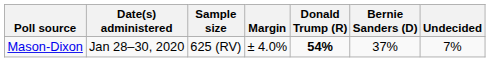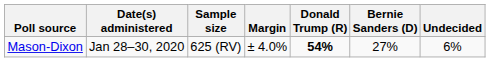(385, 47) 37% -> (385, 47) 27%
(452, 47) 7% -> (452, 47) 6%
